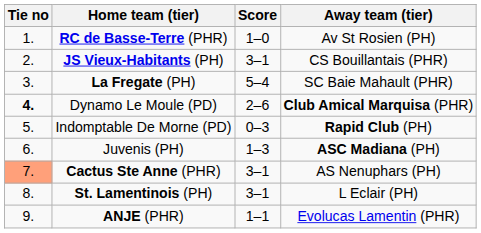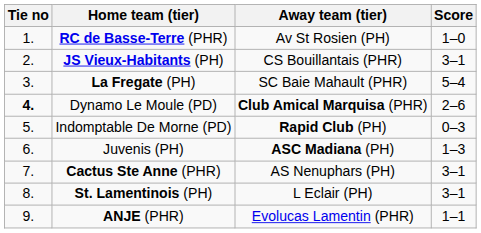columns swapped: (258, 15) <-> (378, 15)
(28, 171) lightsalmon background -> (28, 171) no background
